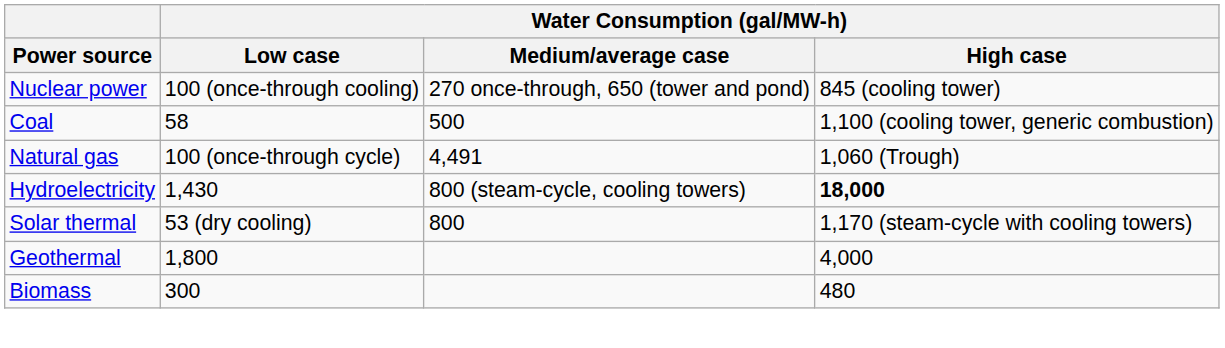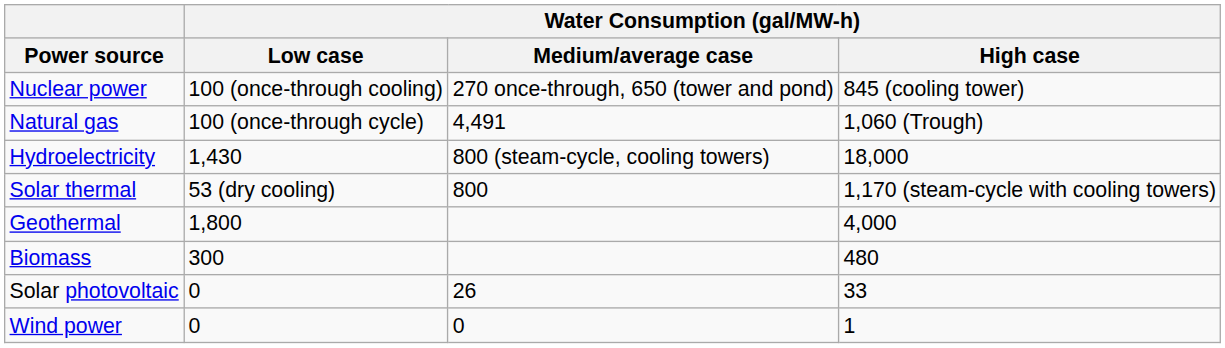- row: (31, 122)
(852, 190) bold -> (876, 156) normal
+ row: (94, 291)
+ row: (66, 325)
